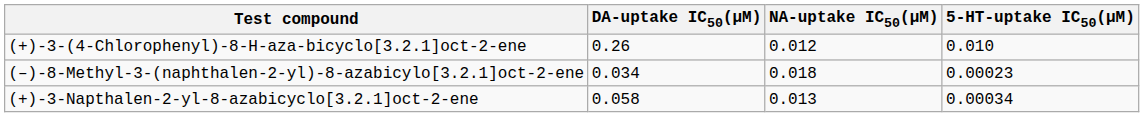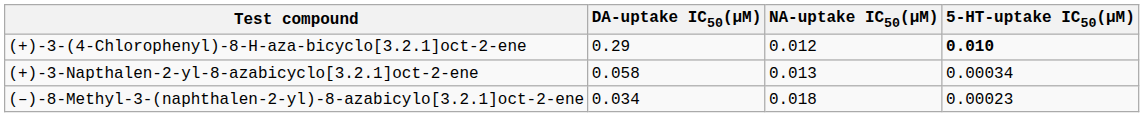(611, 47) 0.26 -> (611, 47) 0.29
(970, 47) normal -> (970, 47) bold
rows swapped: (244, 99) <-> (296, 73)
